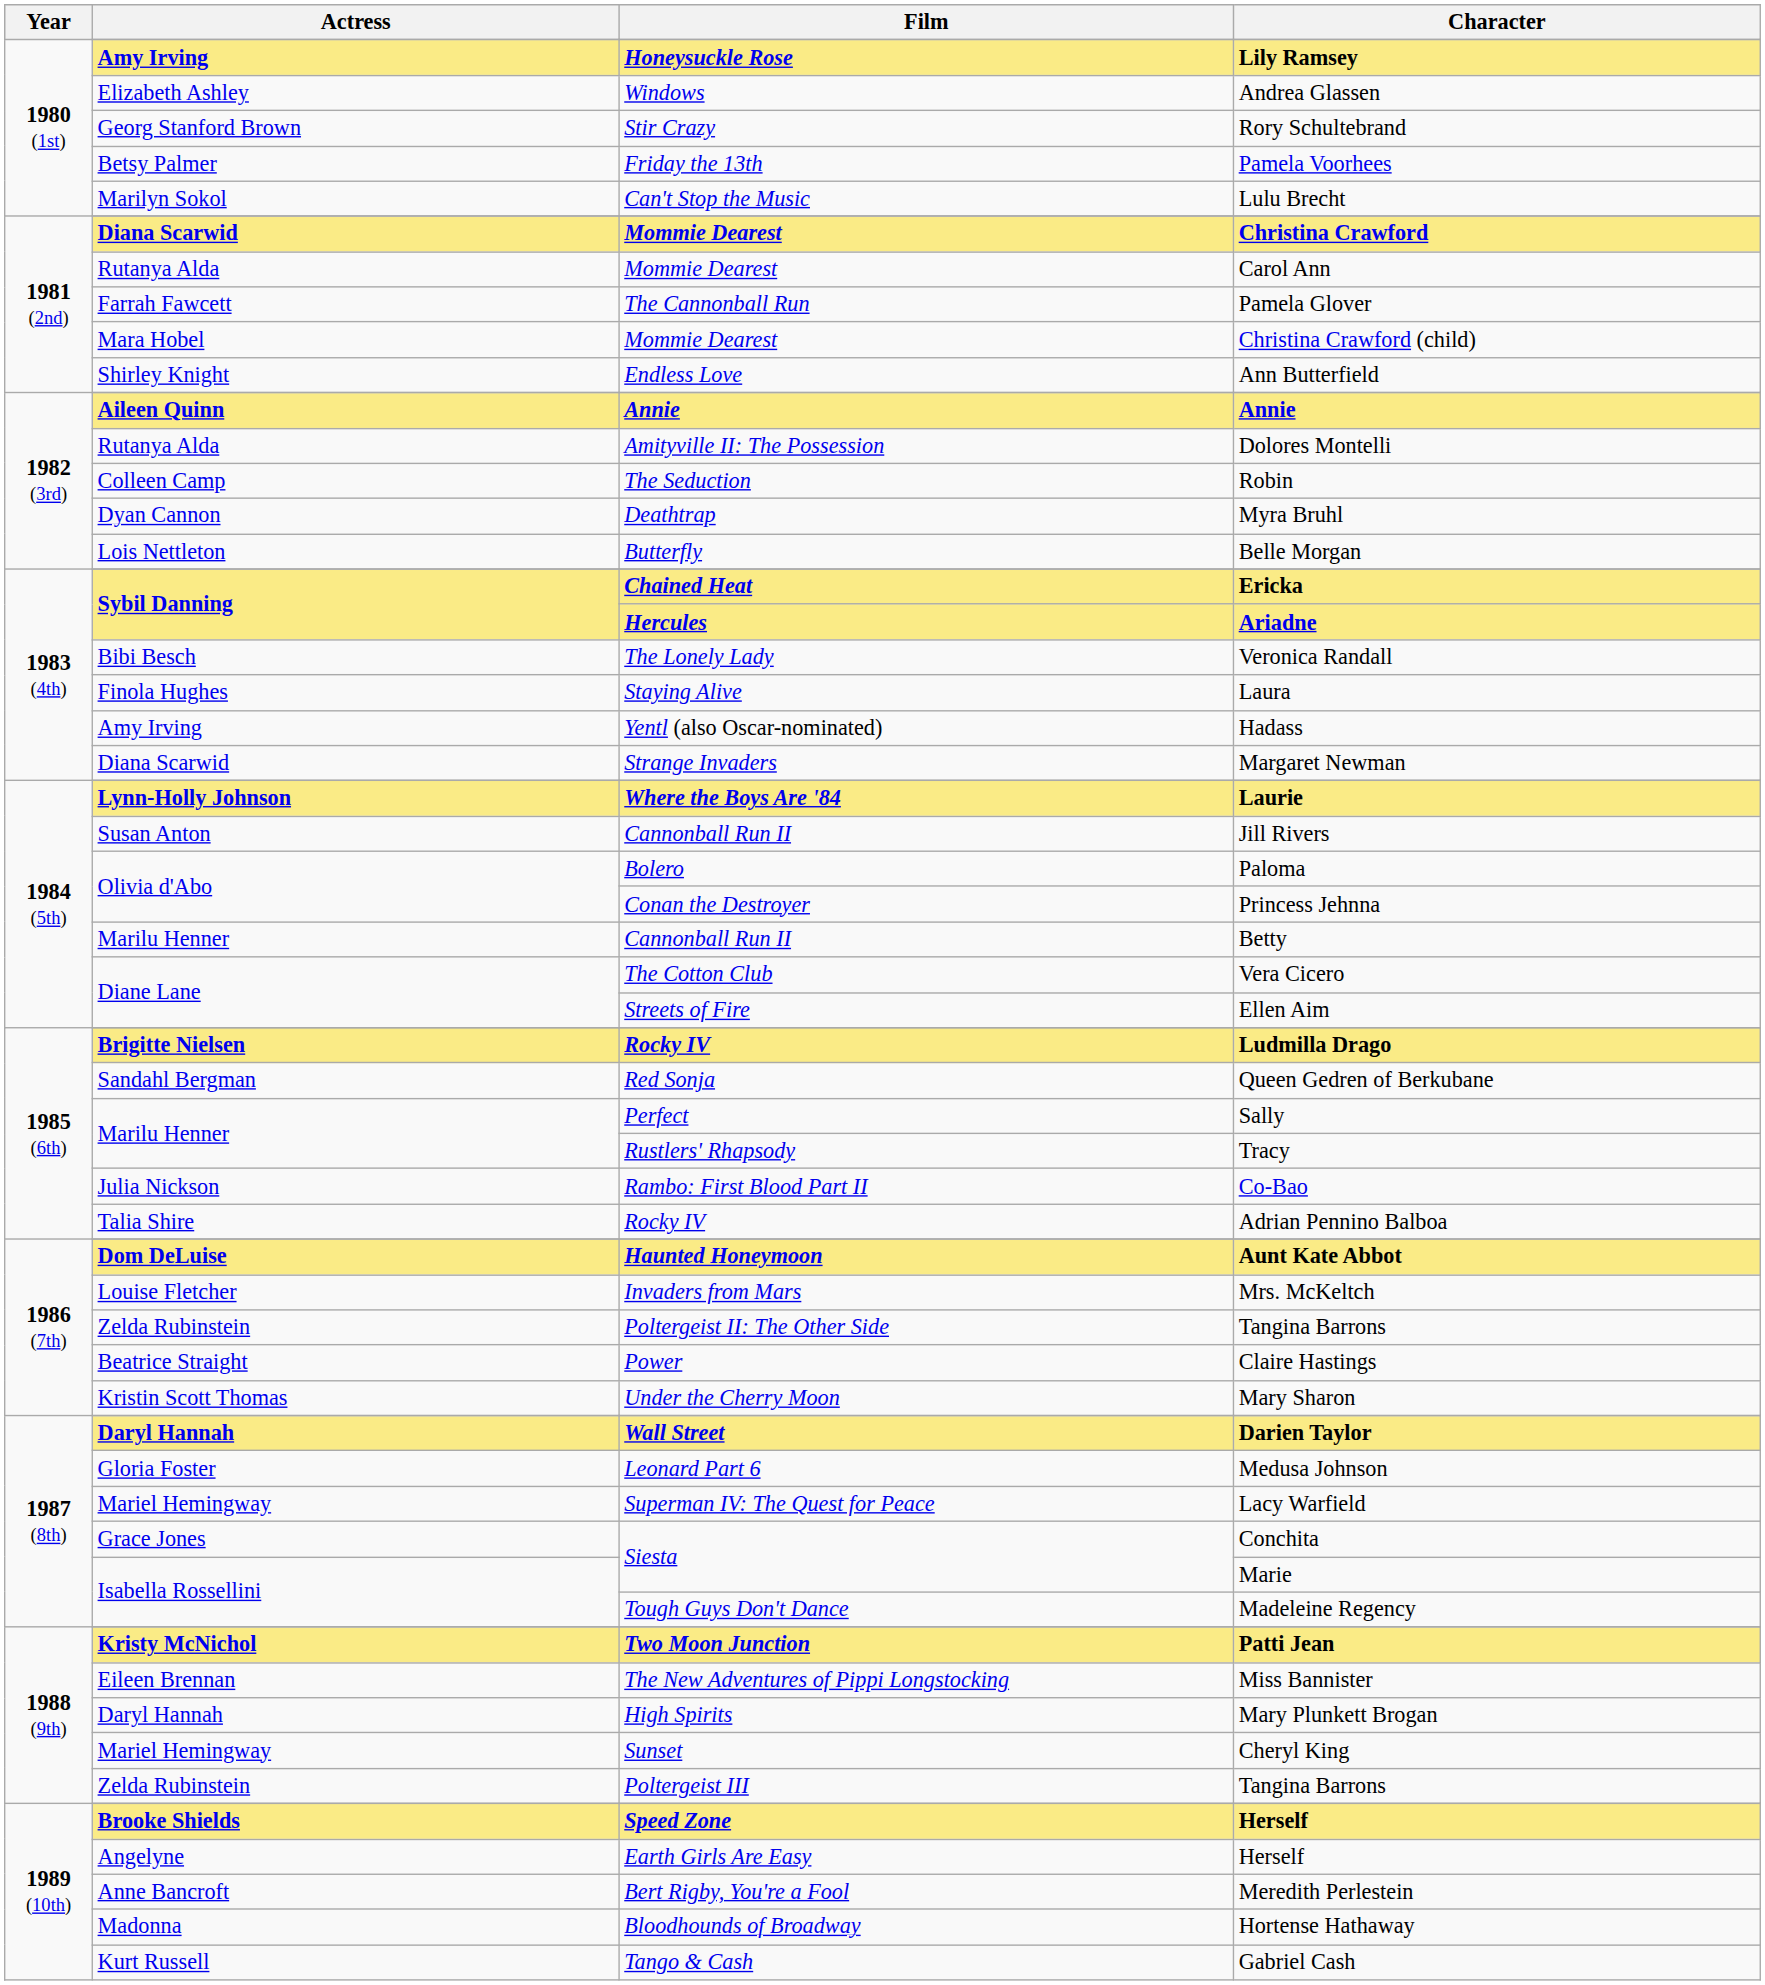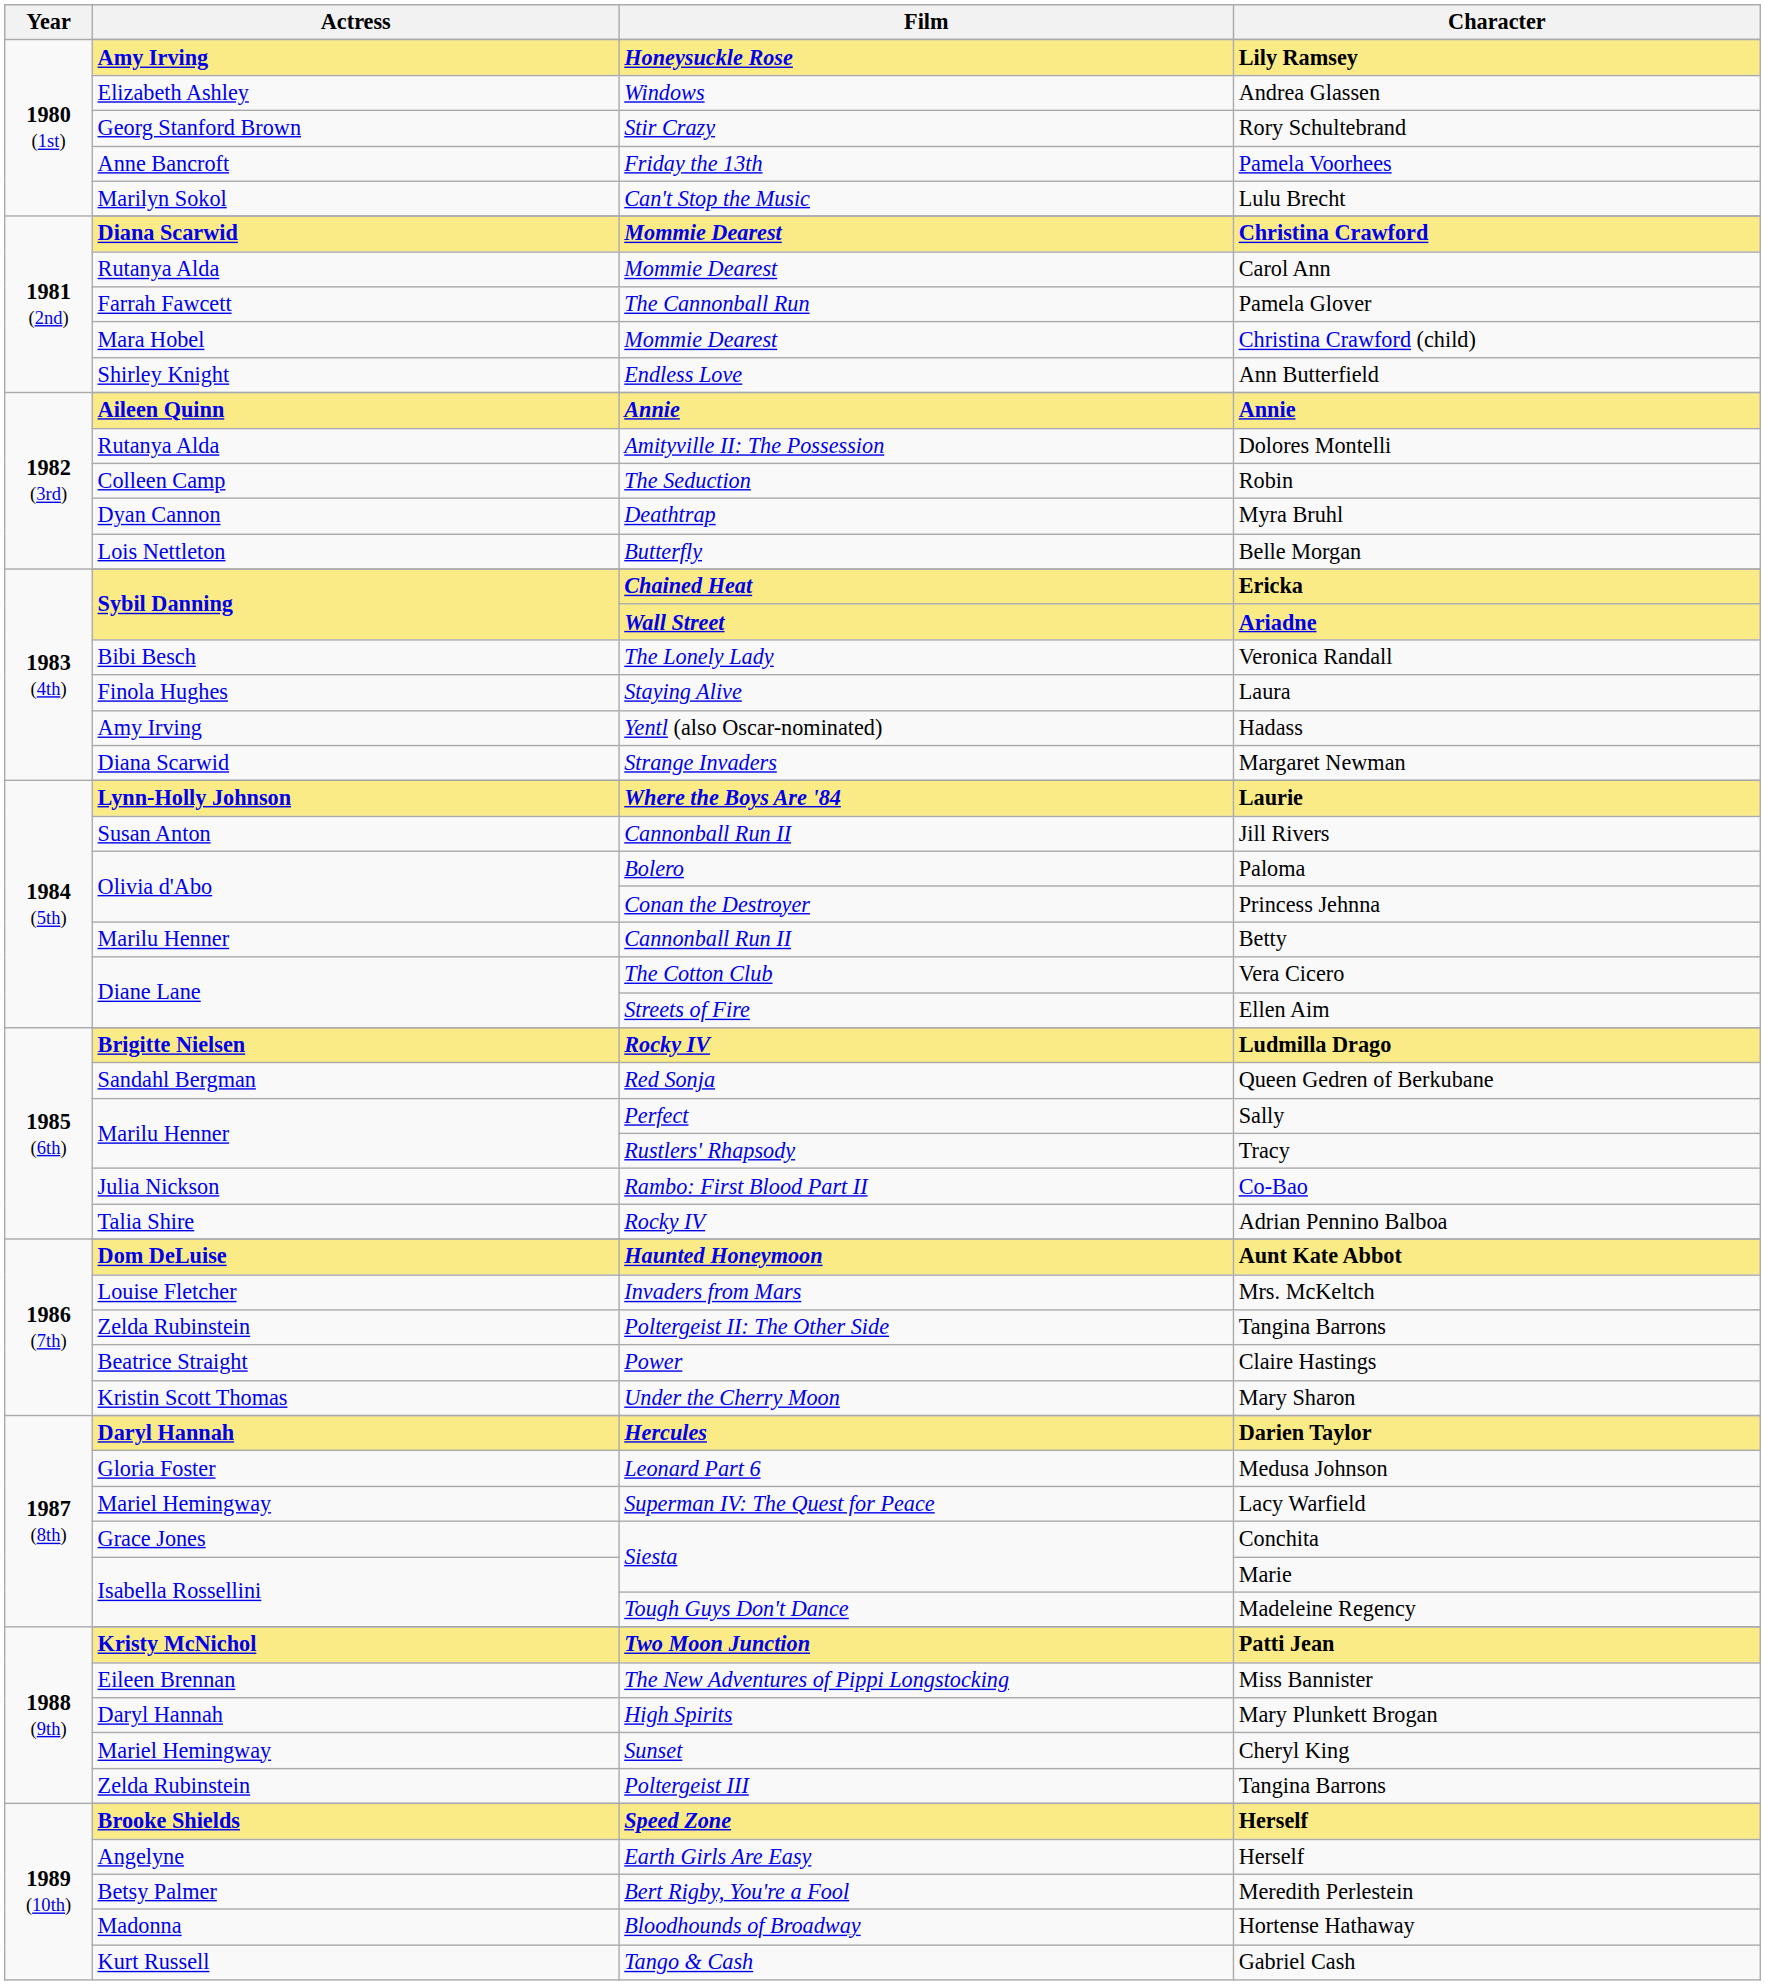(157, 163) Betsy Palmer -> (163, 163) Anne Bancroft
(666, 621) Hercules -> (674, 621) Wall Street
(674, 1432) Wall Street -> (666, 1432) Hercules
(163, 1891) Anne Bancroft -> (157, 1891) Betsy Palmer
